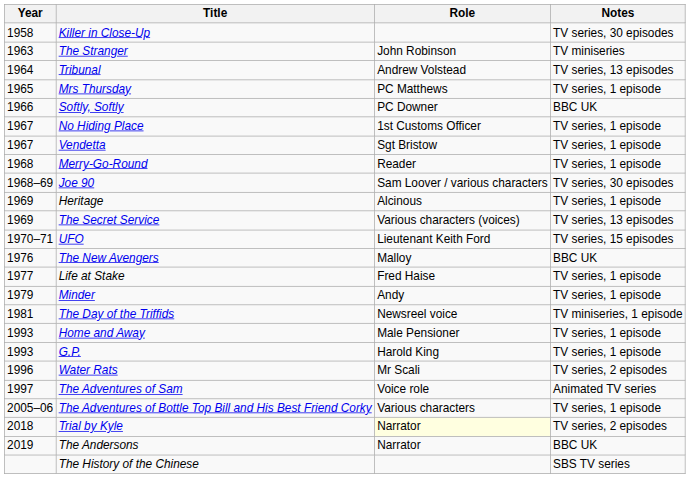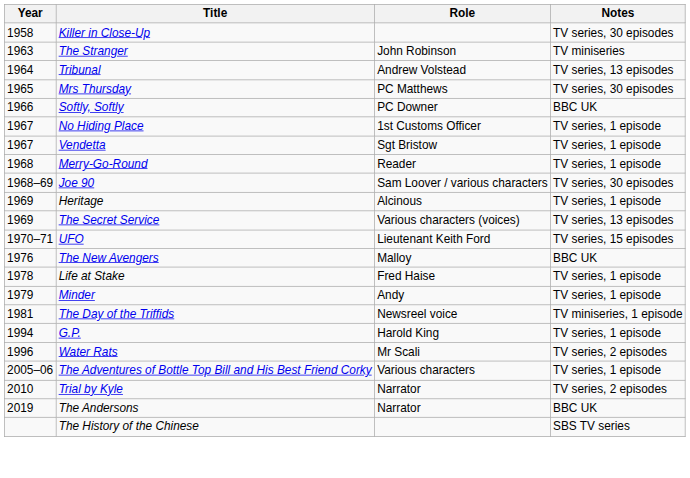(607, 88) TV series, 1 episode -> (613, 88) TV series, 30 episodes
(20, 276) 1977 -> (20, 276) 1978
- row: (102, 333)
(20, 351) 1993 -> (20, 333) 1994
- row: (121, 389)
(20, 426) 2018 -> (20, 389) 2010
(399, 426) lightyellow background -> (399, 389) no background
